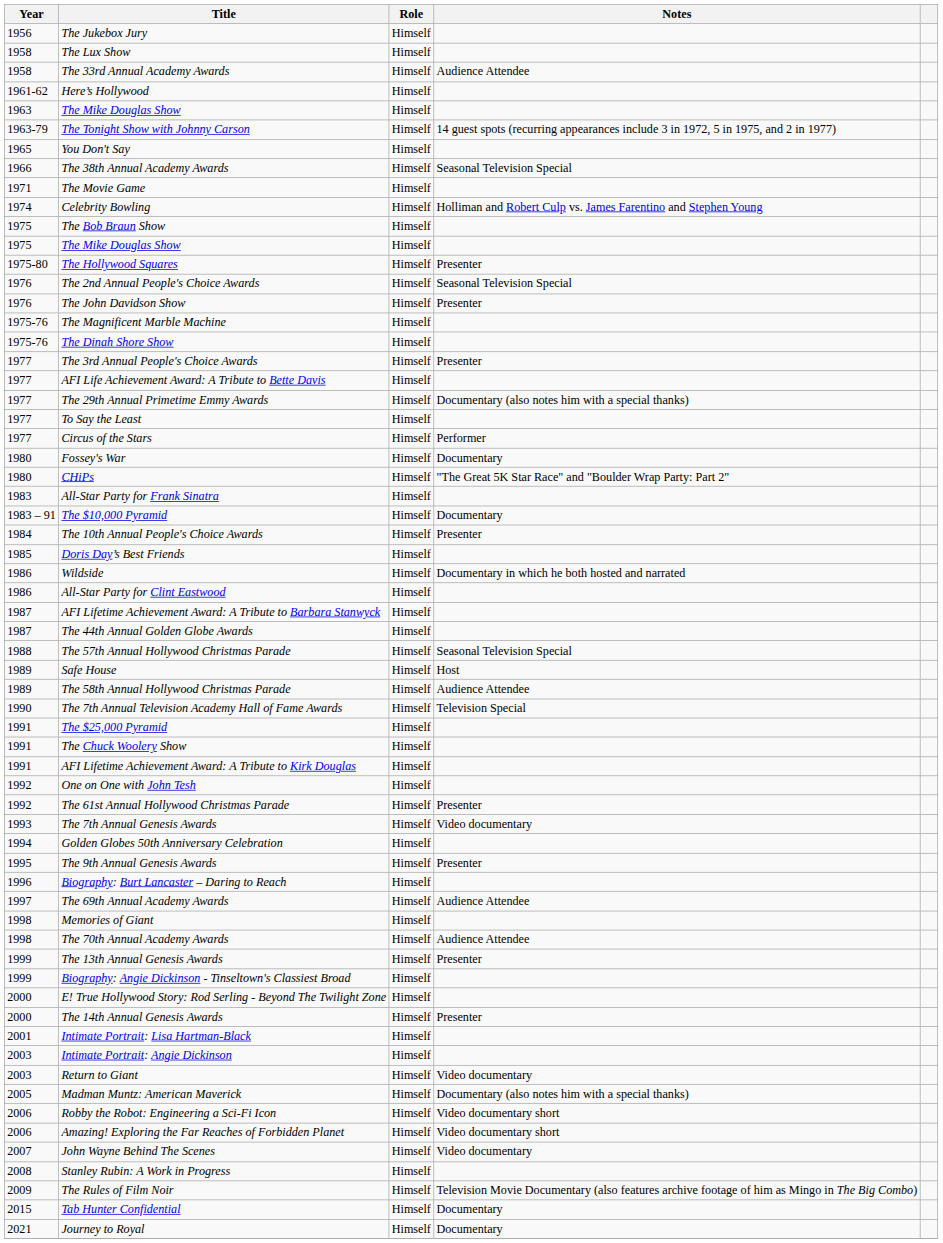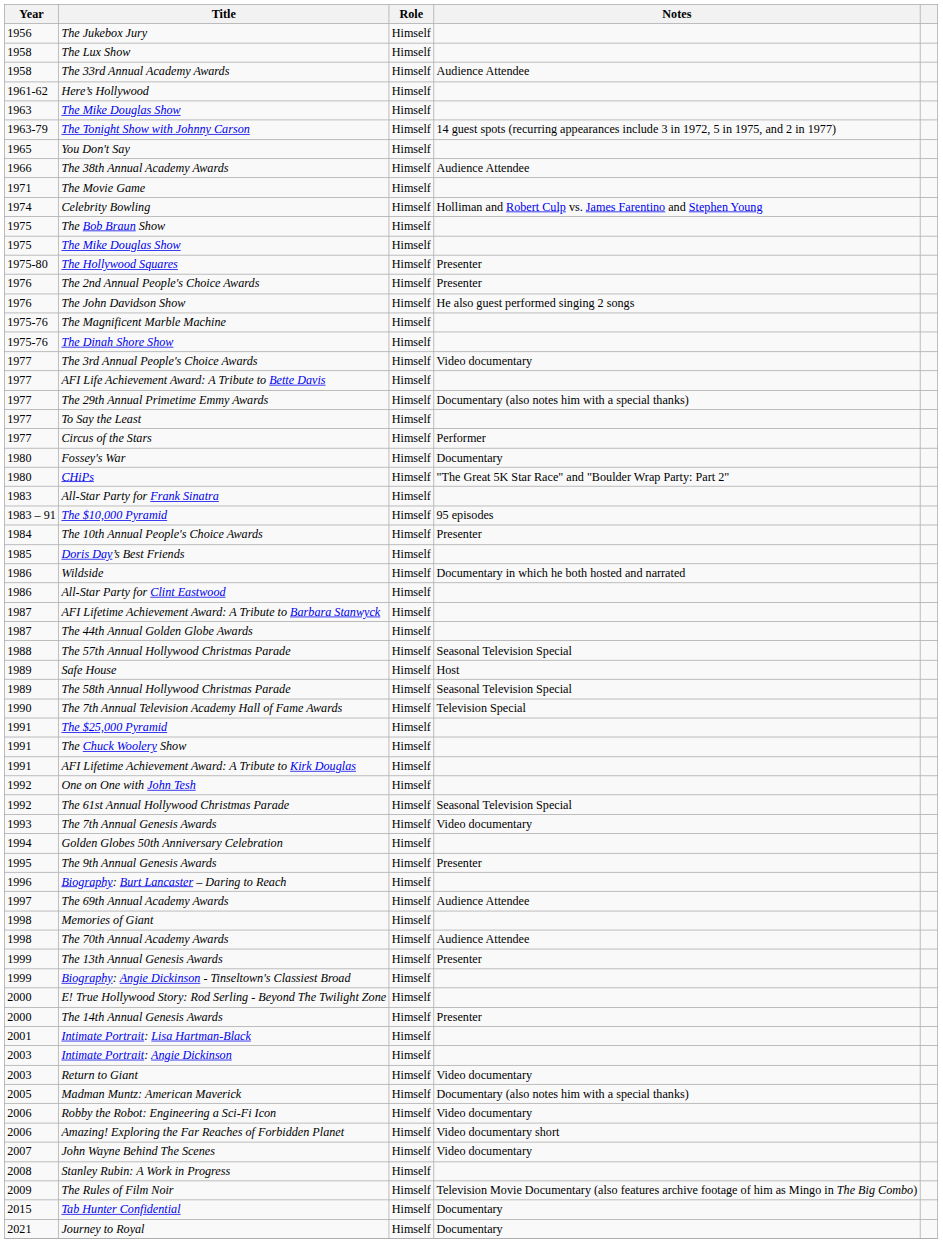(504, 168) Seasonal Television Special -> (483, 168) Audience Attendee
(504, 284) Seasonal Television Special -> (459, 284) Presenter
(459, 303) Presenter -> (535, 303) He also guest performed singing 2 songs
(459, 361) Presenter -> (484, 361) Video documentary
(470, 515) Documentary -> (465, 515) 95 episodes
(483, 689) Audience Attendee -> (504, 689) Seasonal Television Special
(459, 804) Presenter -> (504, 804) Seasonal Television Special
(498, 1113) Video documentary short -> (484, 1113) Video documentary
